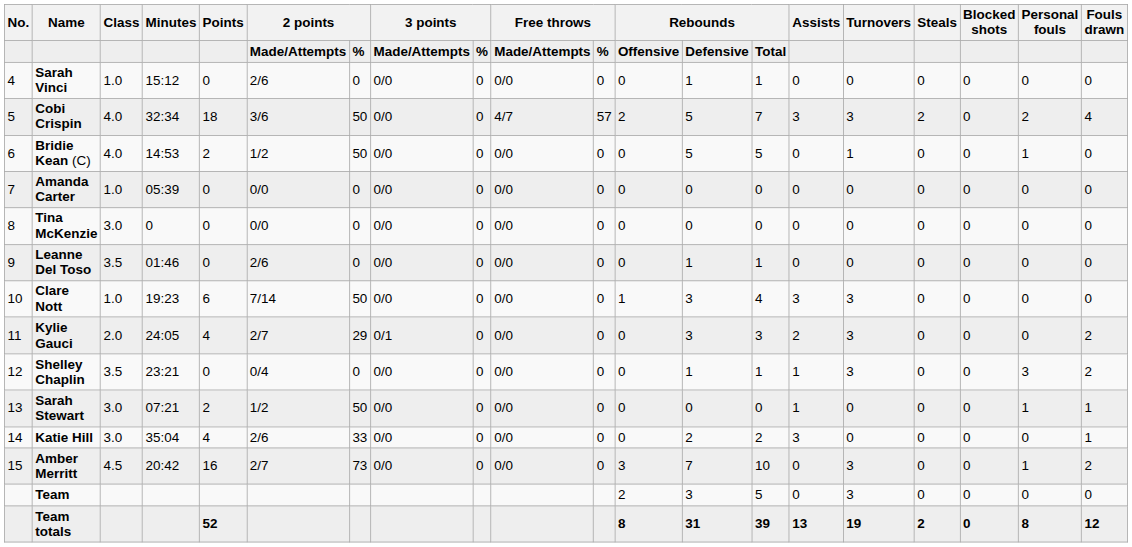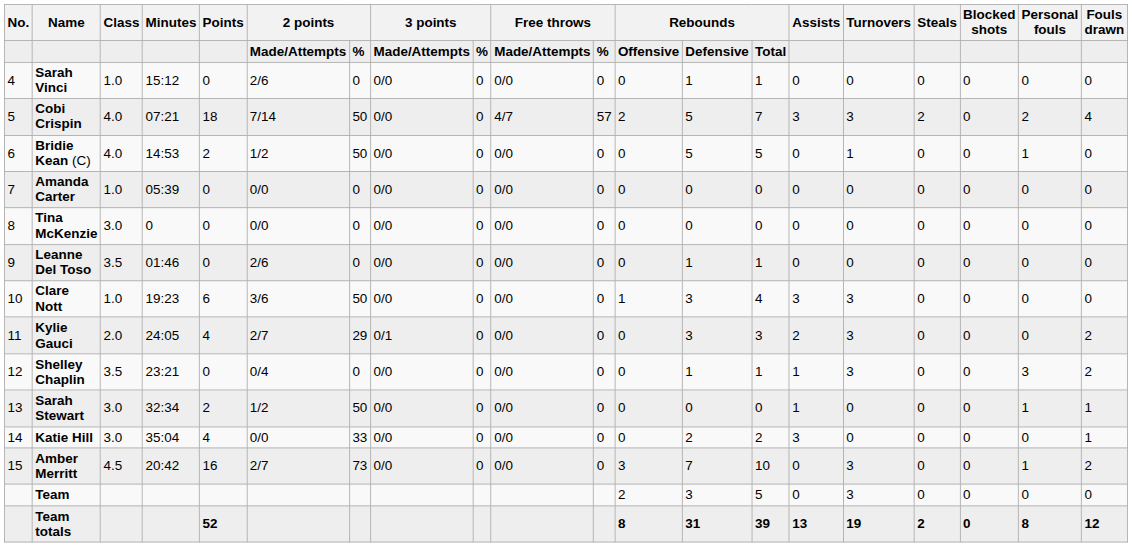(162, 116) 32:34 -> (162, 116) 07:21
(259, 116) 3/6 -> (263, 116) 7/14
(263, 299) 7/14 -> (259, 299) 3/6
(162, 408) 07:21 -> (162, 408) 32:34
(259, 437) 2/6 -> (259, 437) 0/0
